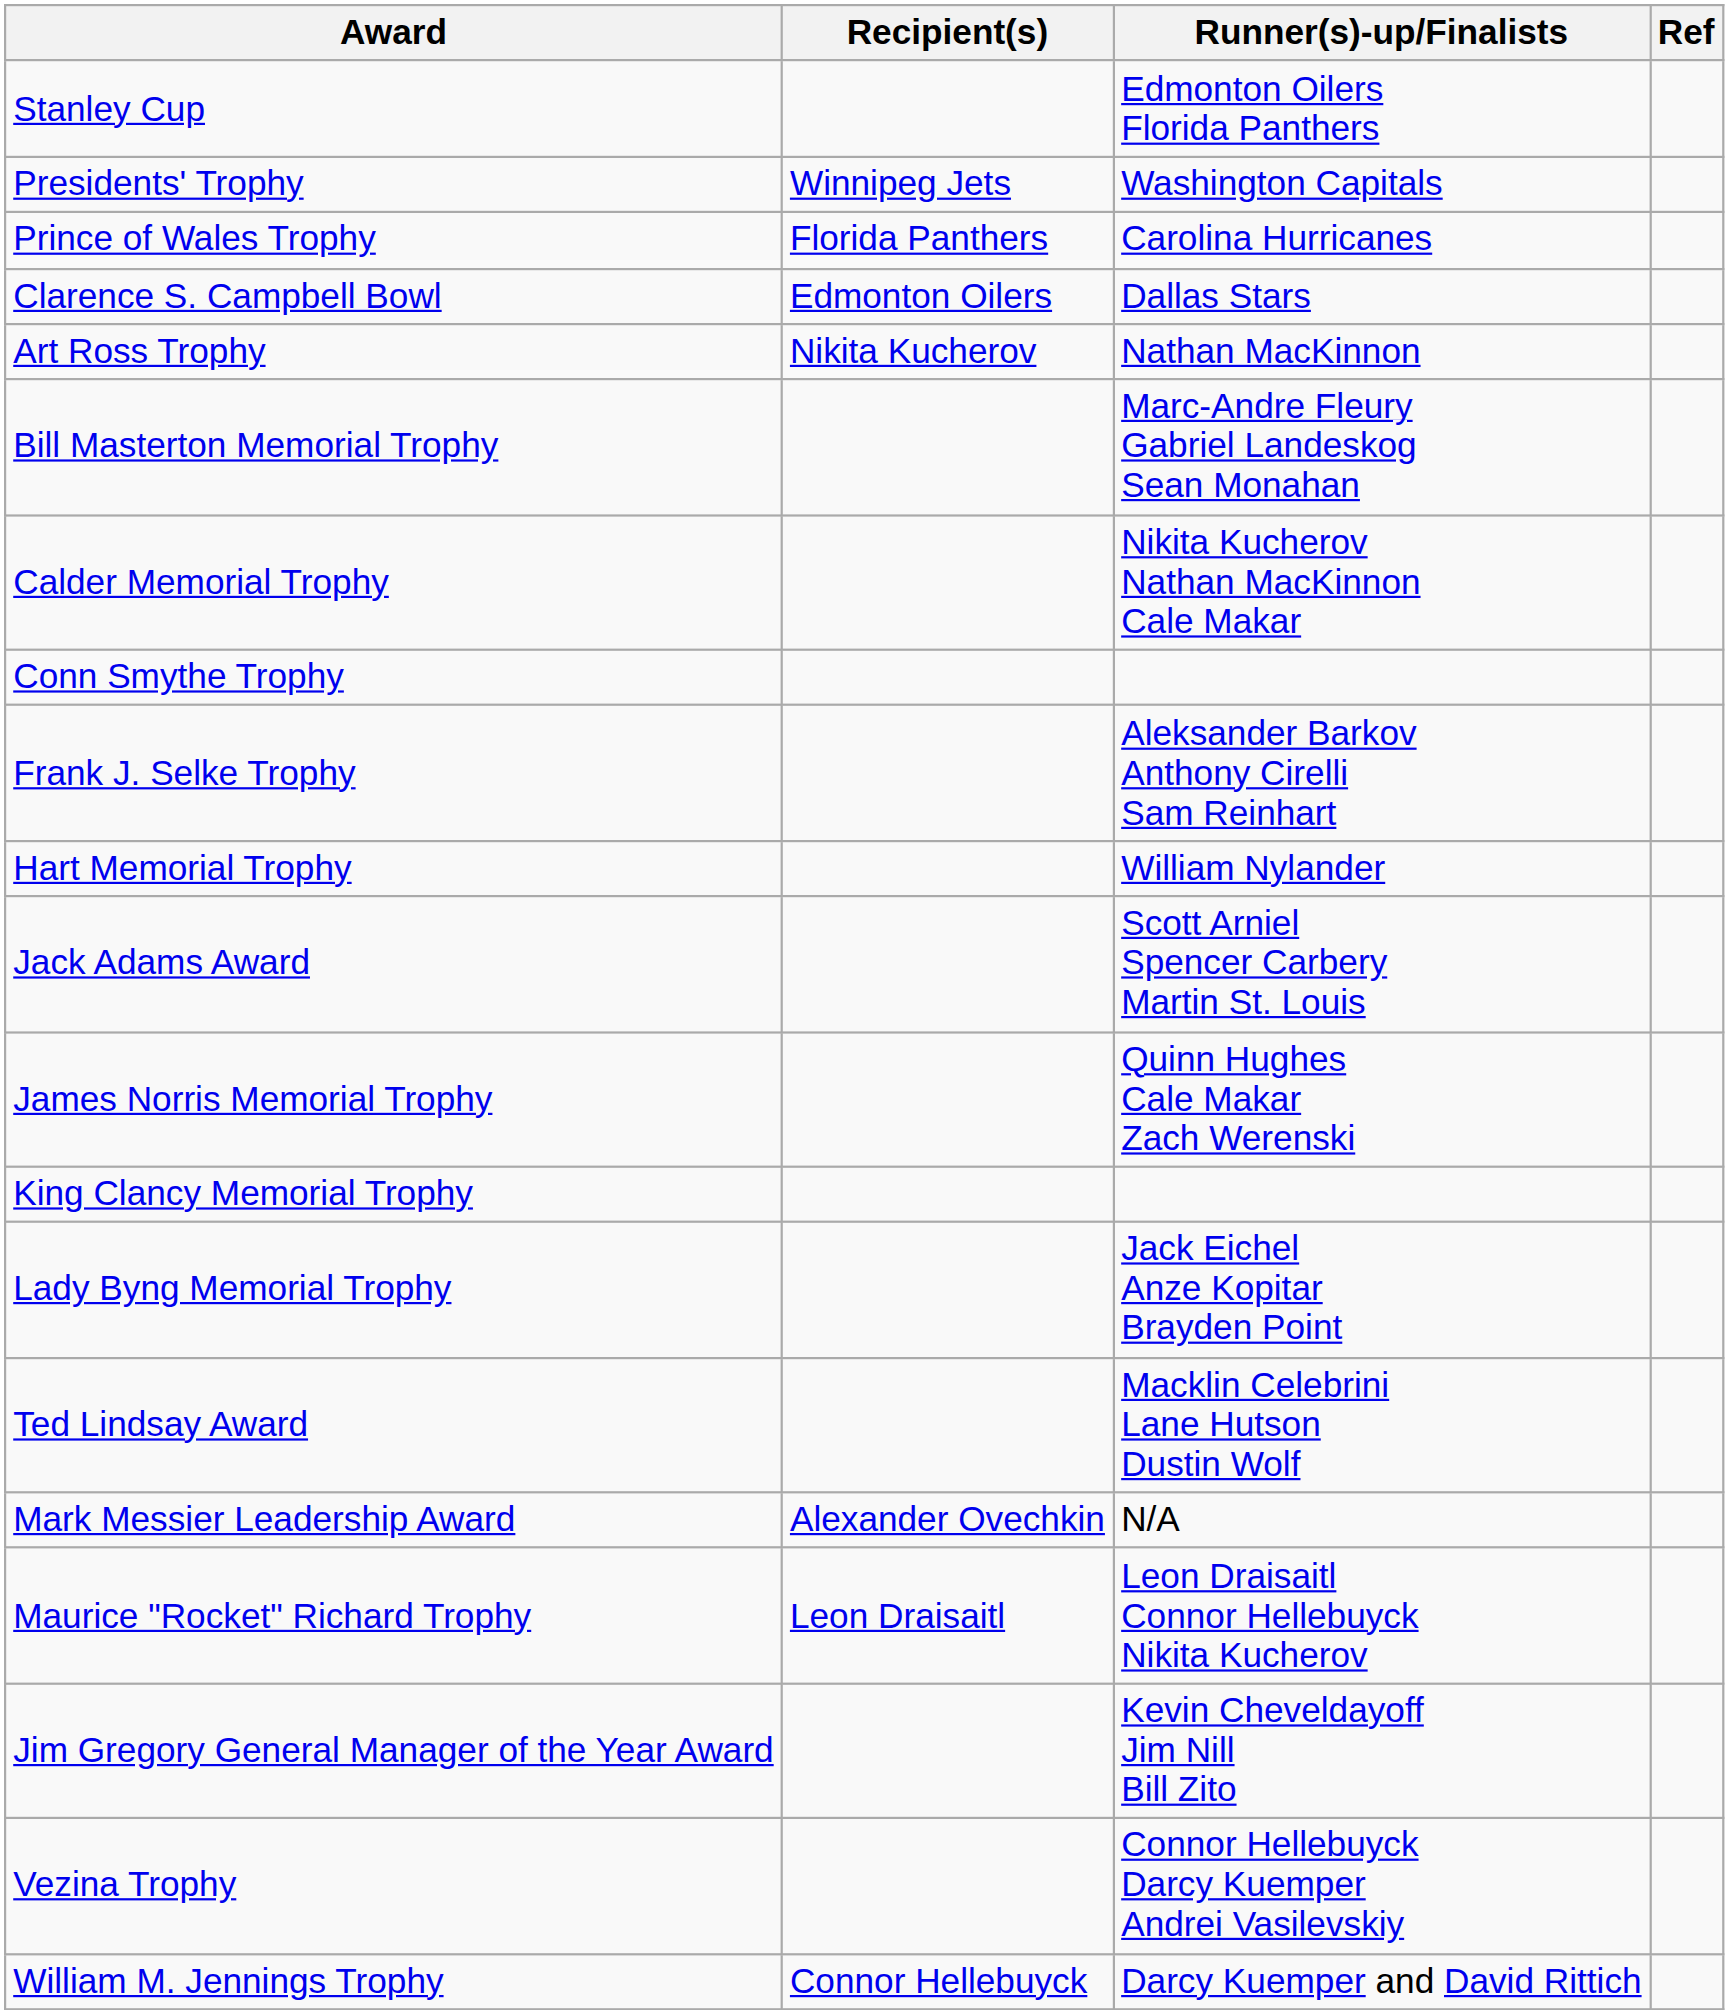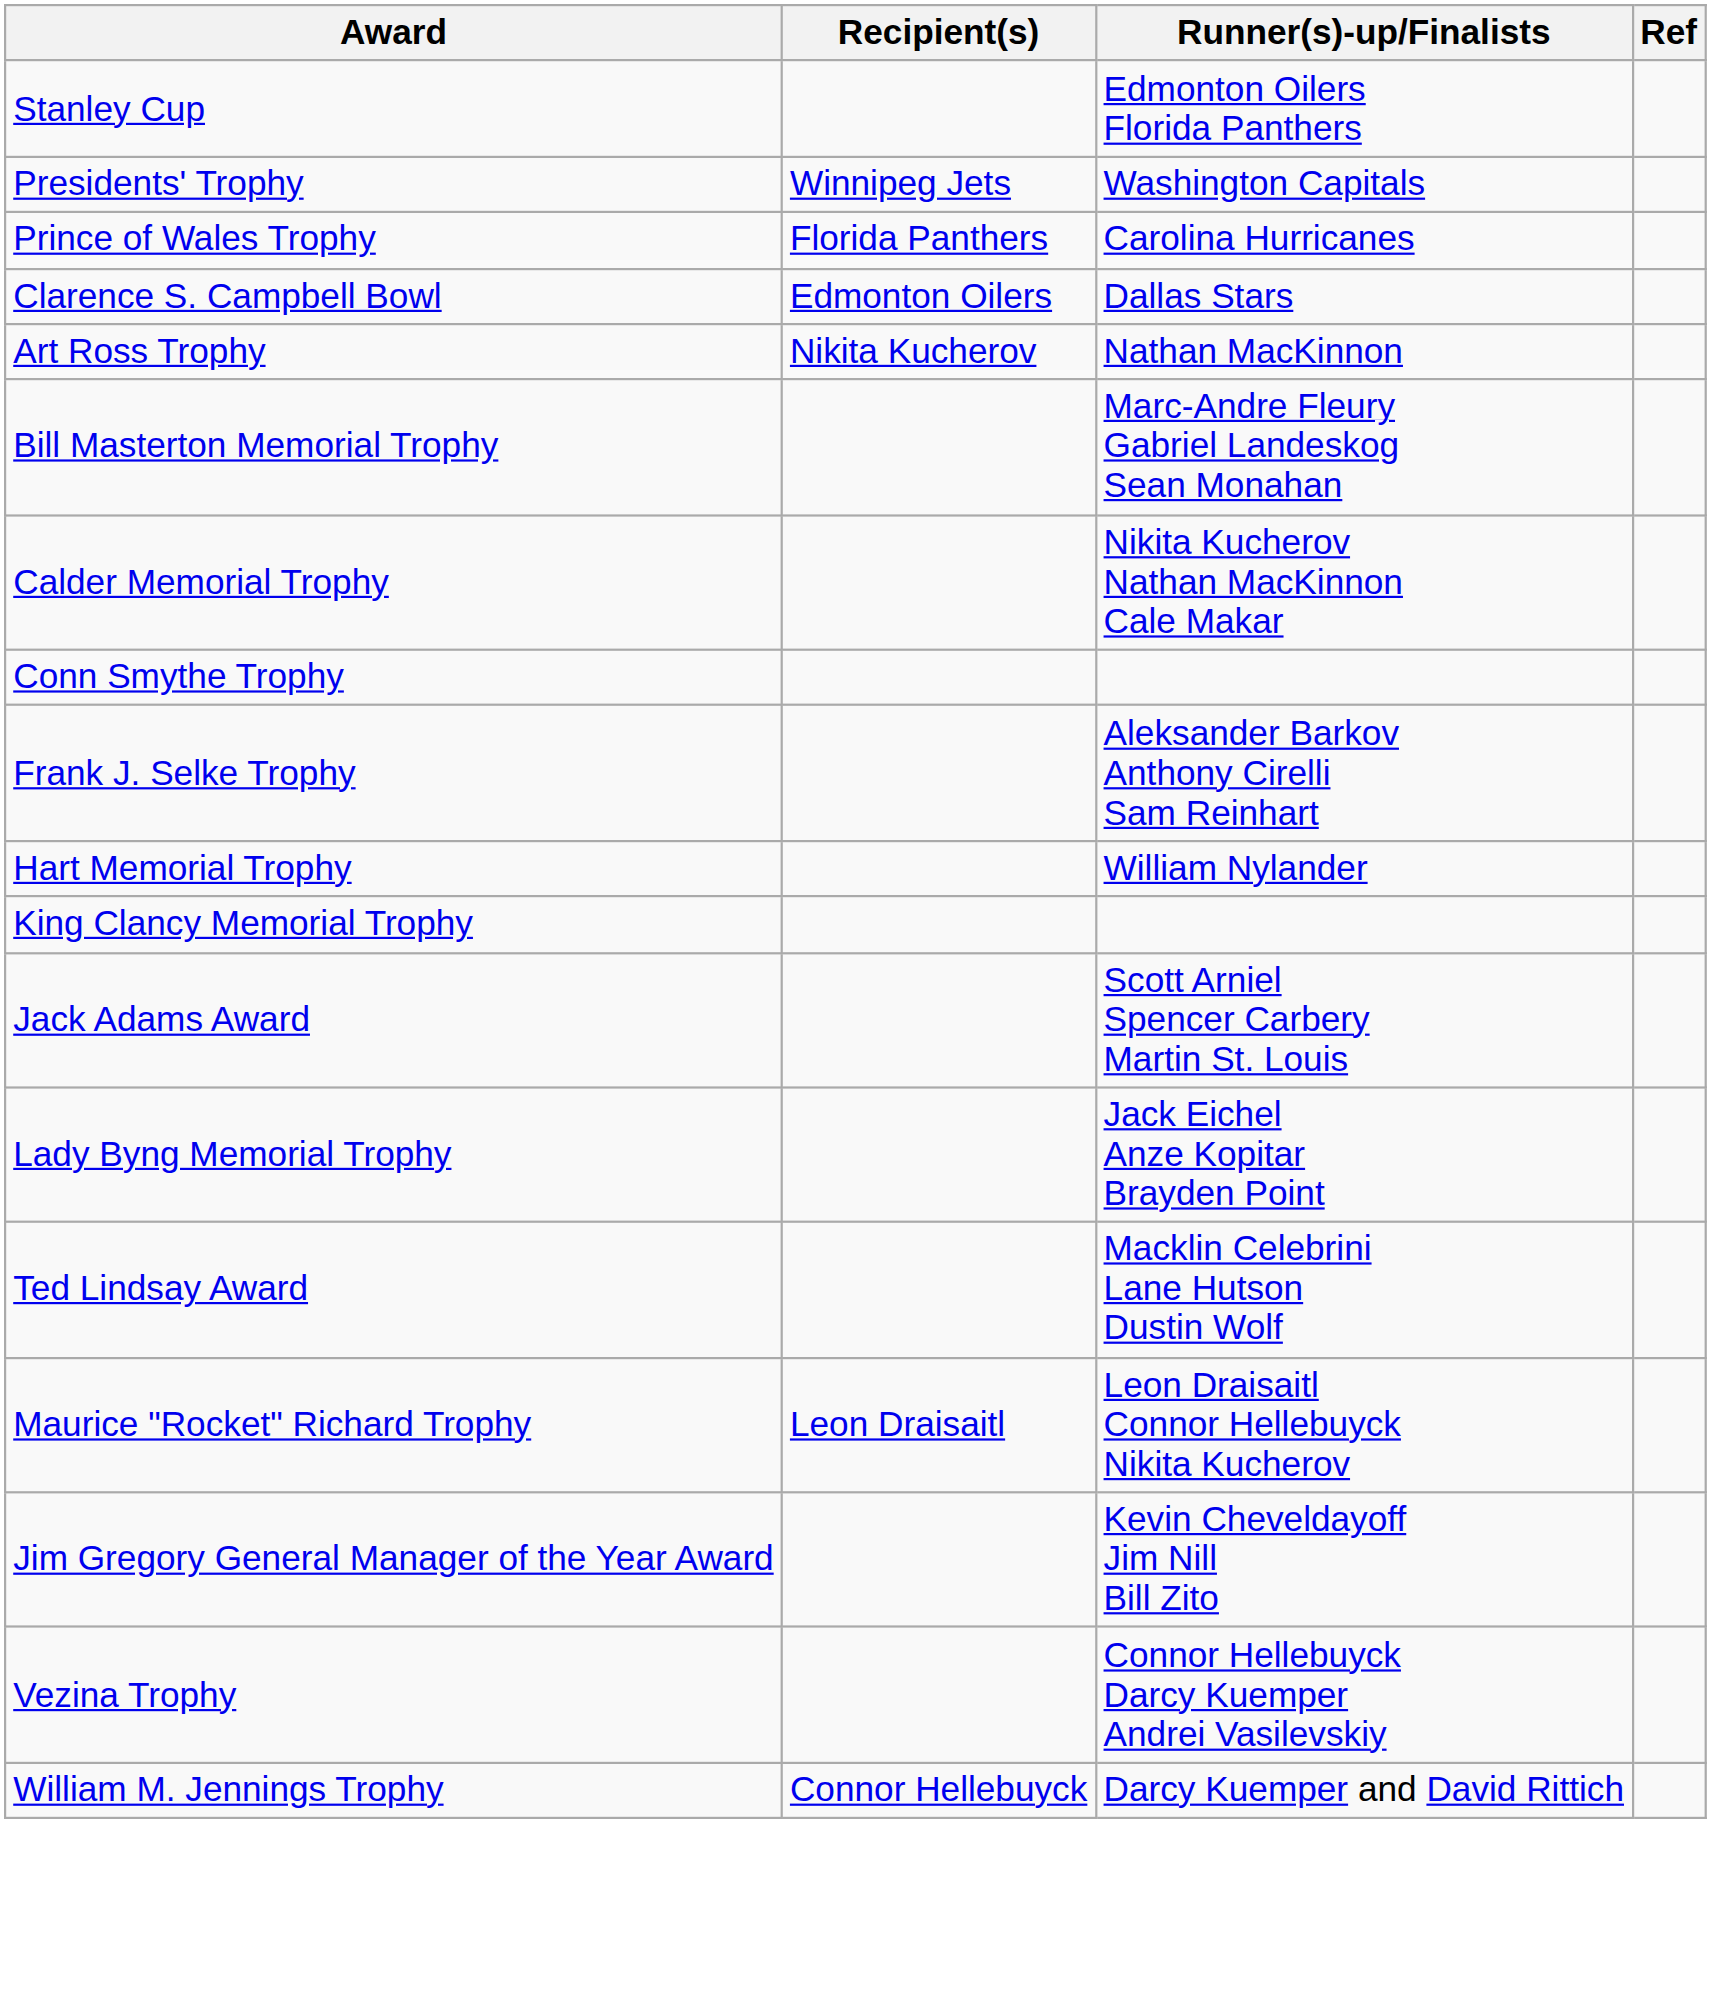rows swapped: (162, 963) <-> (243, 1193)
- row: (253, 1098)
- row: (264, 1519)
